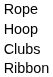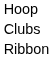- row: (21, 9)
